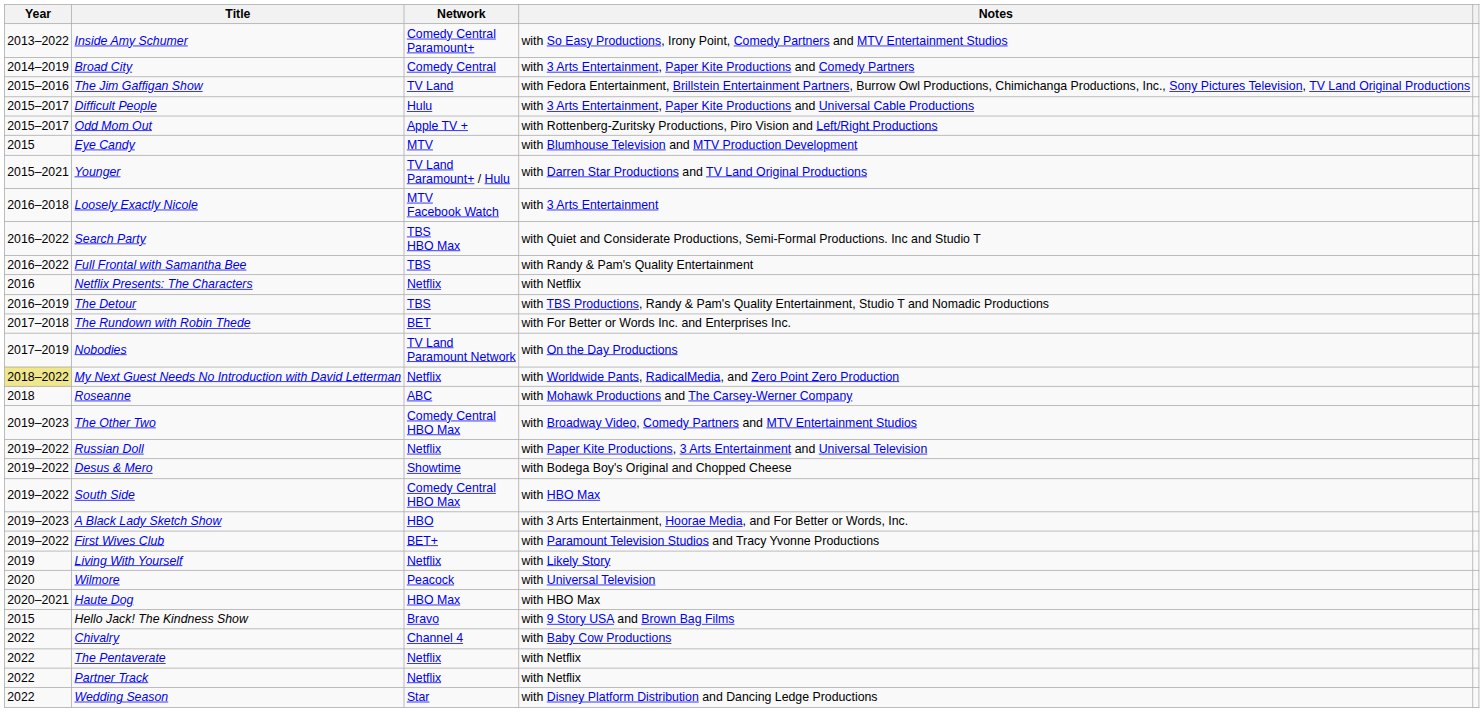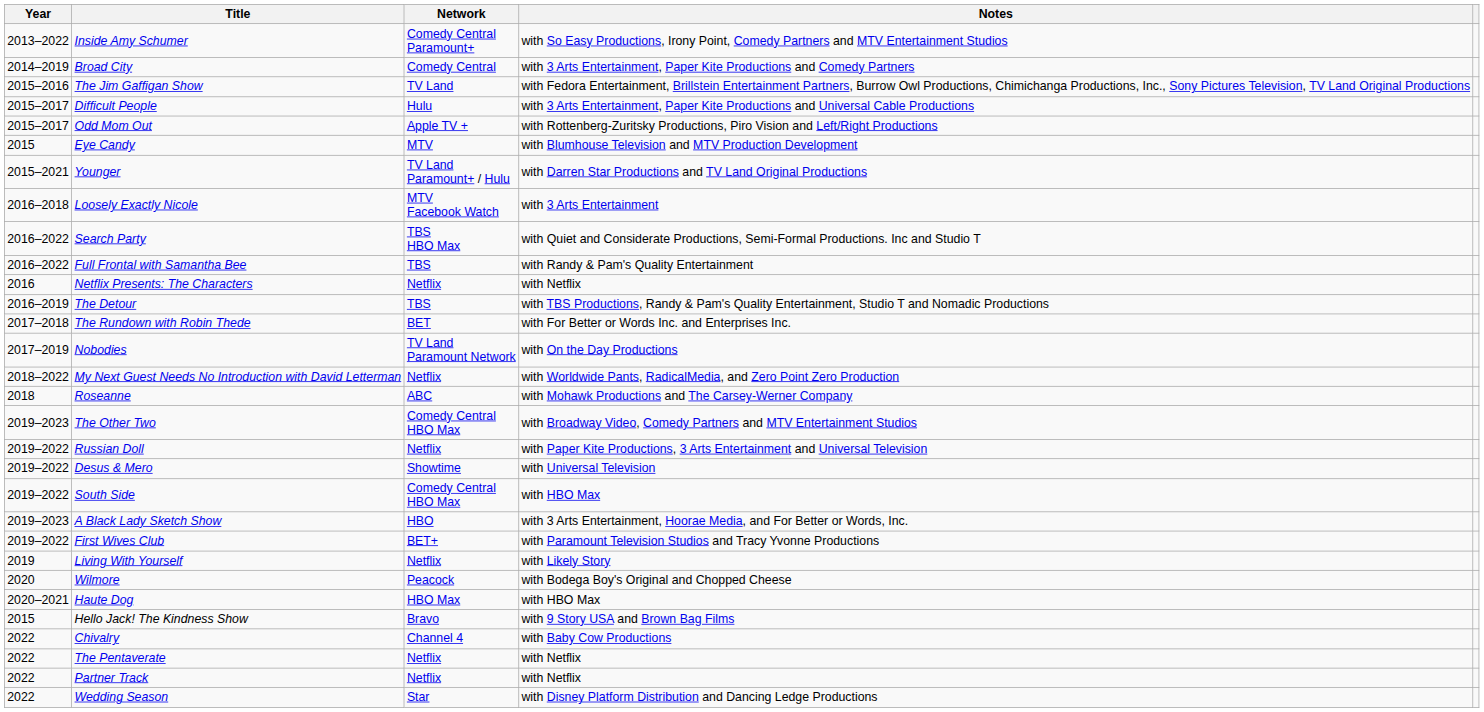(38, 376) khaki background -> (38, 376) no background
(657, 468) with Bodega Boy's Original and Chopped Cheese -> (588, 468) with Universal Television
(588, 580) with Universal Television -> (657, 580) with Bodega Boy's Original and Chopped Cheese
